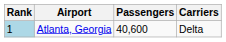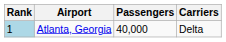(132, 29) 40,600 -> (132, 29) 40,000
